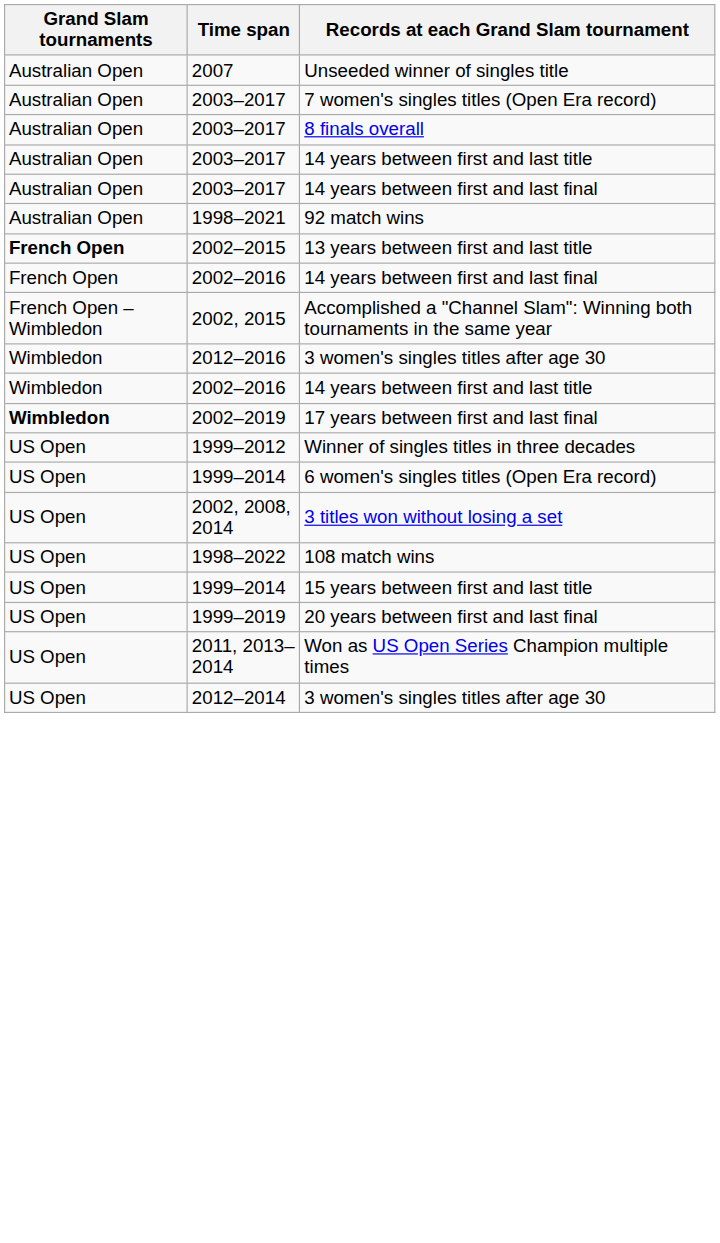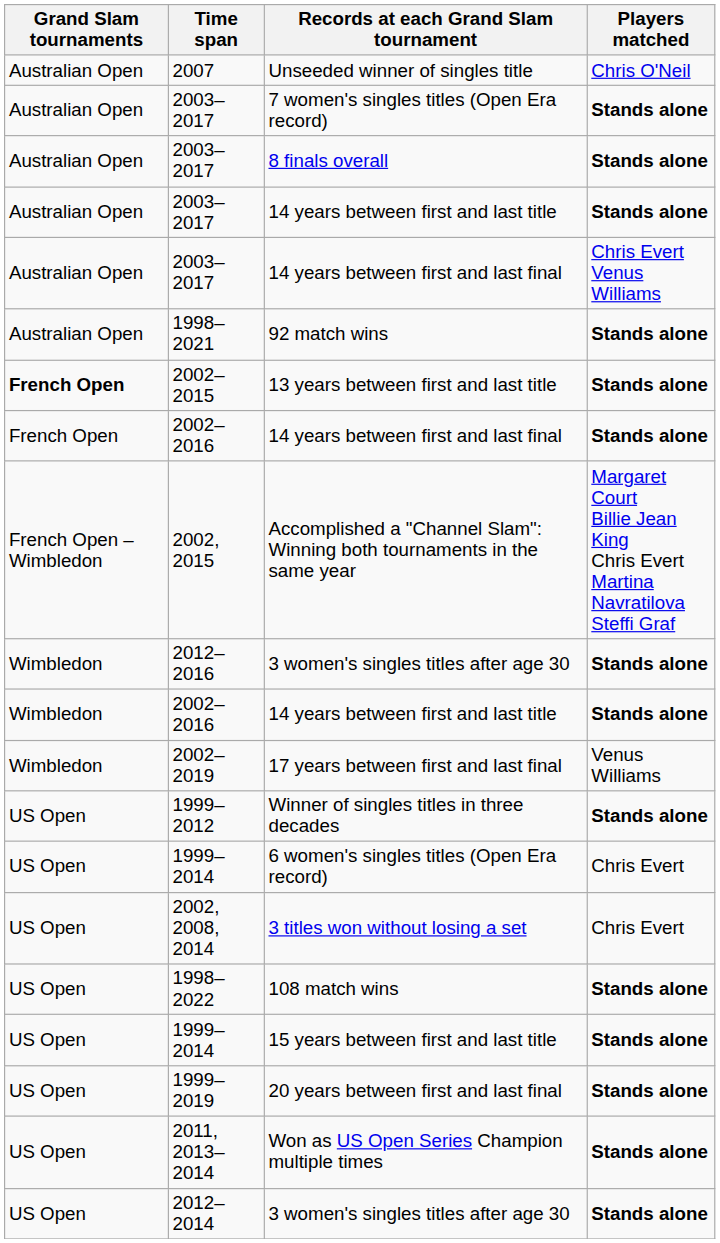+ column: (651, 29)
(59, 417) bold -> (56, 765) normal
